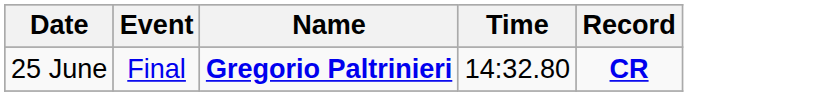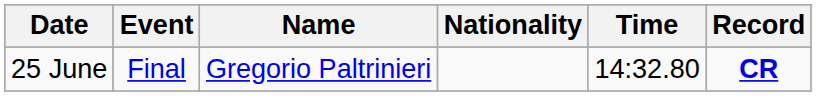+ column: (513, 25)
(329, 68) bold -> (319, 68) normal
